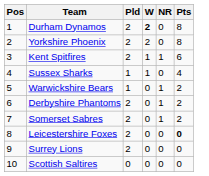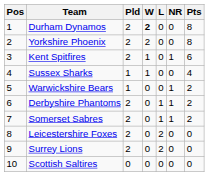+ column: (161, 12)
(179, 133) bold -> (189, 133) normal
